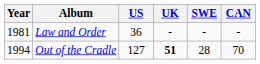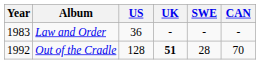(19, 31) 1981 -> (19, 31) 1983
(19, 50) 1994 -> (19, 50) 1992
(136, 50) 127 -> (136, 50) 128
